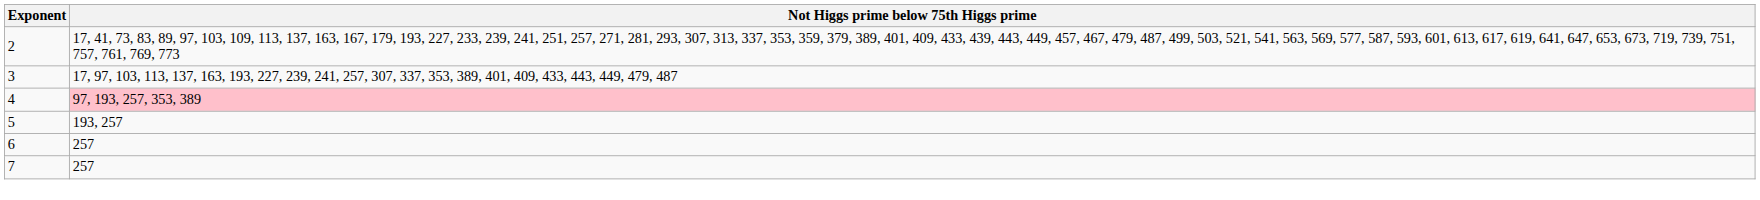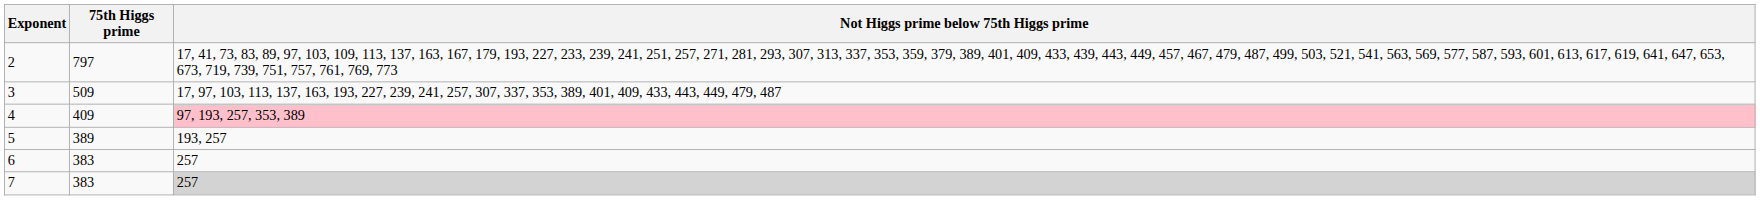+ column: (122, 23)
(84, 167) no background -> (187, 183) lightgrey background
